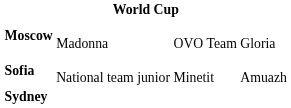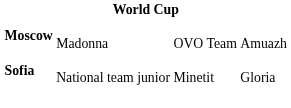(258, 43) Gloria -> (264, 43) Amuazh
(264, 78) Amuazh -> (258, 78) Gloria
- row: (26, 97)
